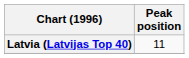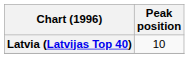(159, 44) 11 -> (159, 44) 10
